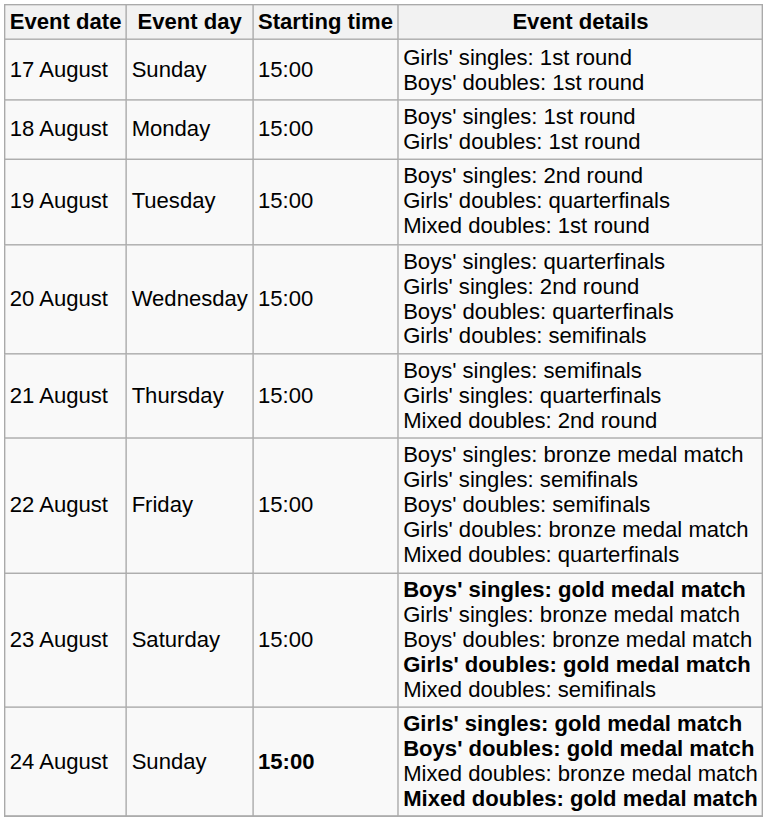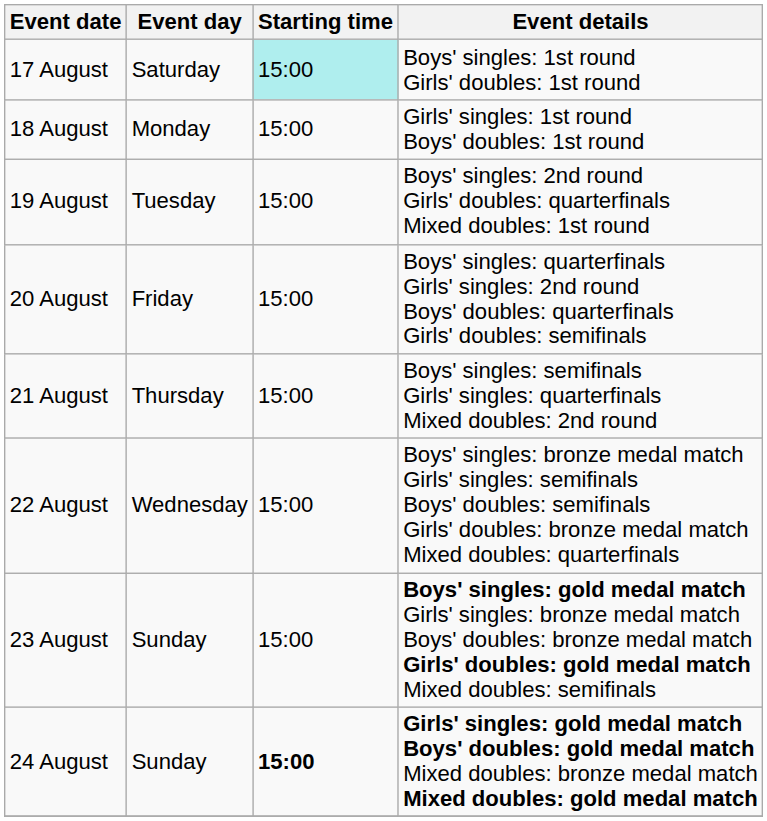(169, 69) Sunday -> (176, 69) Saturday
(286, 69) no background -> (286, 69) paleturquoise background
(524, 69) Girls' singles: 1st round Boys' doubles: 1st round -> (522, 69) Boys' singles: 1st round Girls' doubles: 1st round
(522, 129) Boys' singles: 1st round Girls' doubles: 1st round -> (524, 129) Girls' singles: 1st round Boys' doubles: 1st round
(190, 298) Wednesday -> (162, 298) Friday
(162, 505) Friday -> (190, 505) Wednesday
(176, 639) Saturday -> (169, 639) Sunday
